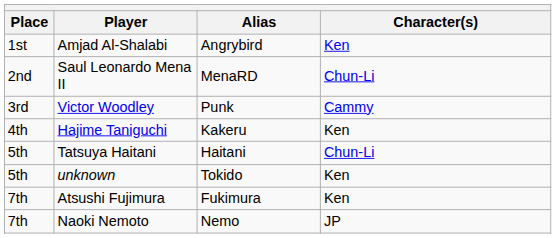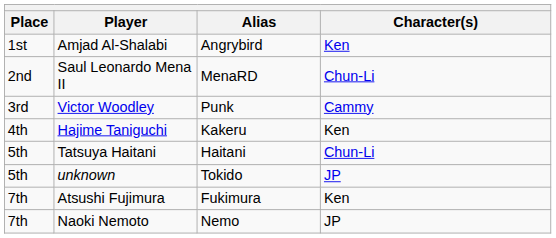(337, 175) Ken -> (332, 175) JP
